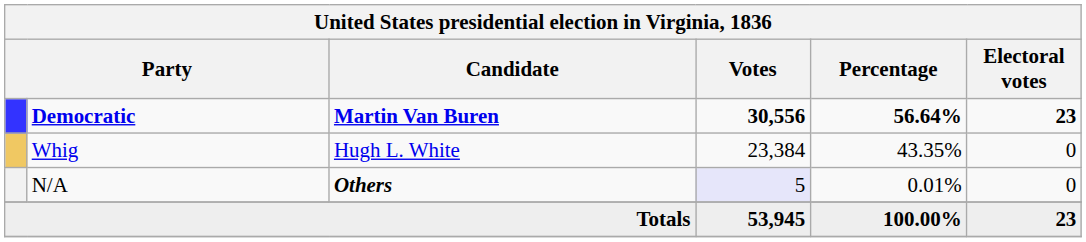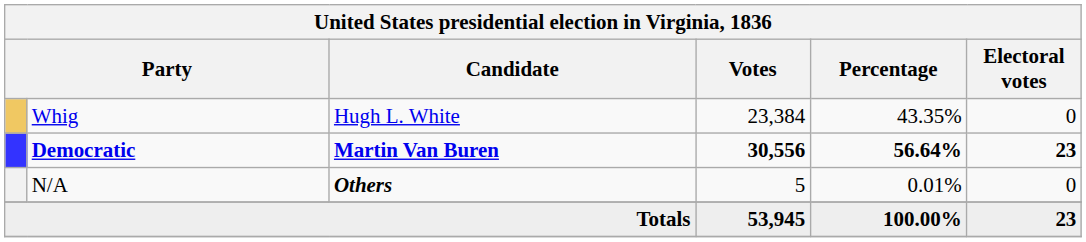rows swapped: (84, 115) <-> (55, 150)
(800, 185) lavender background -> (800, 185) no background
